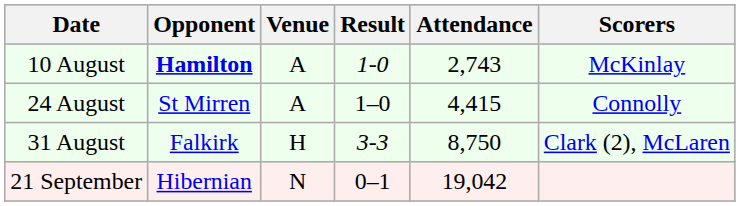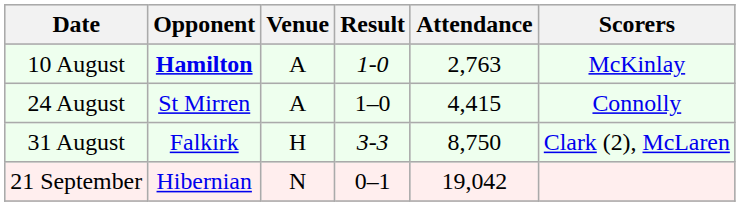(474, 63) 2,743 -> (474, 63) 2,763
